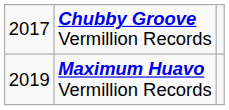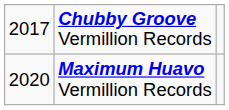(29, 79) 2019 -> (29, 79) 2020
